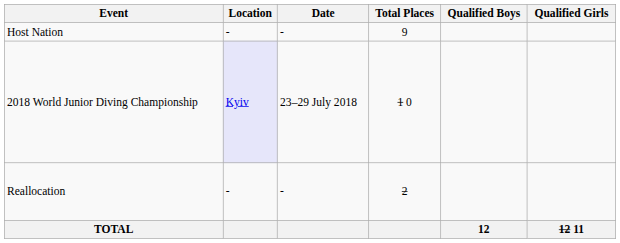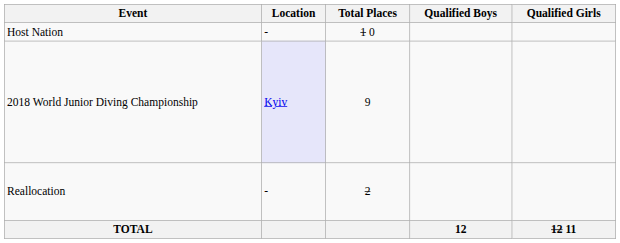- column: (323, 13)
(405, 31) 9 -> (368, 31) 1 0
(405, 102) 1 0 -> (368, 102) 9
